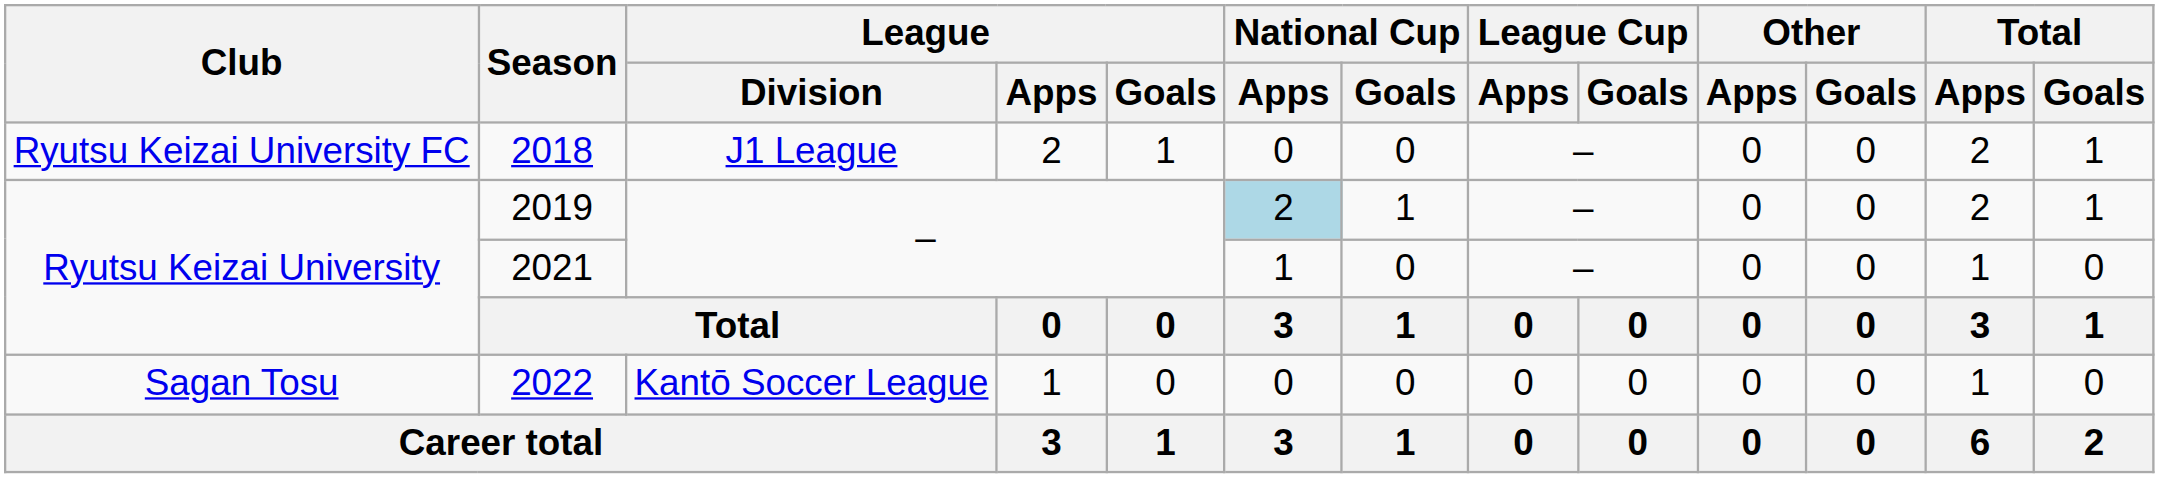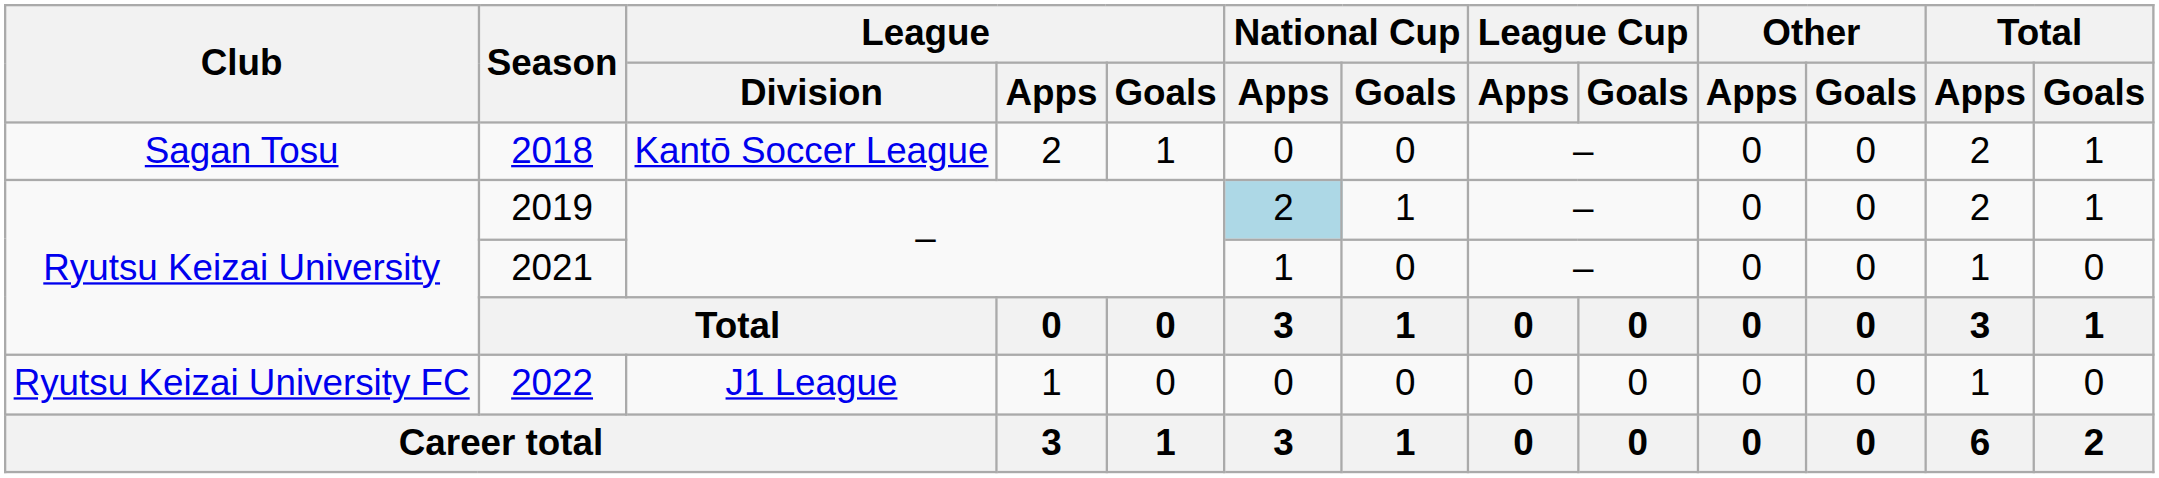(242, 150) Ryutsu Keizai University FC -> (242, 150) Sagan Tosu
(811, 150) J1 League -> (811, 150) Kantō Soccer League
(242, 383) Sagan Tosu -> (242, 383) Ryutsu Keizai University FC
(811, 383) Kantō Soccer League -> (811, 383) J1 League
